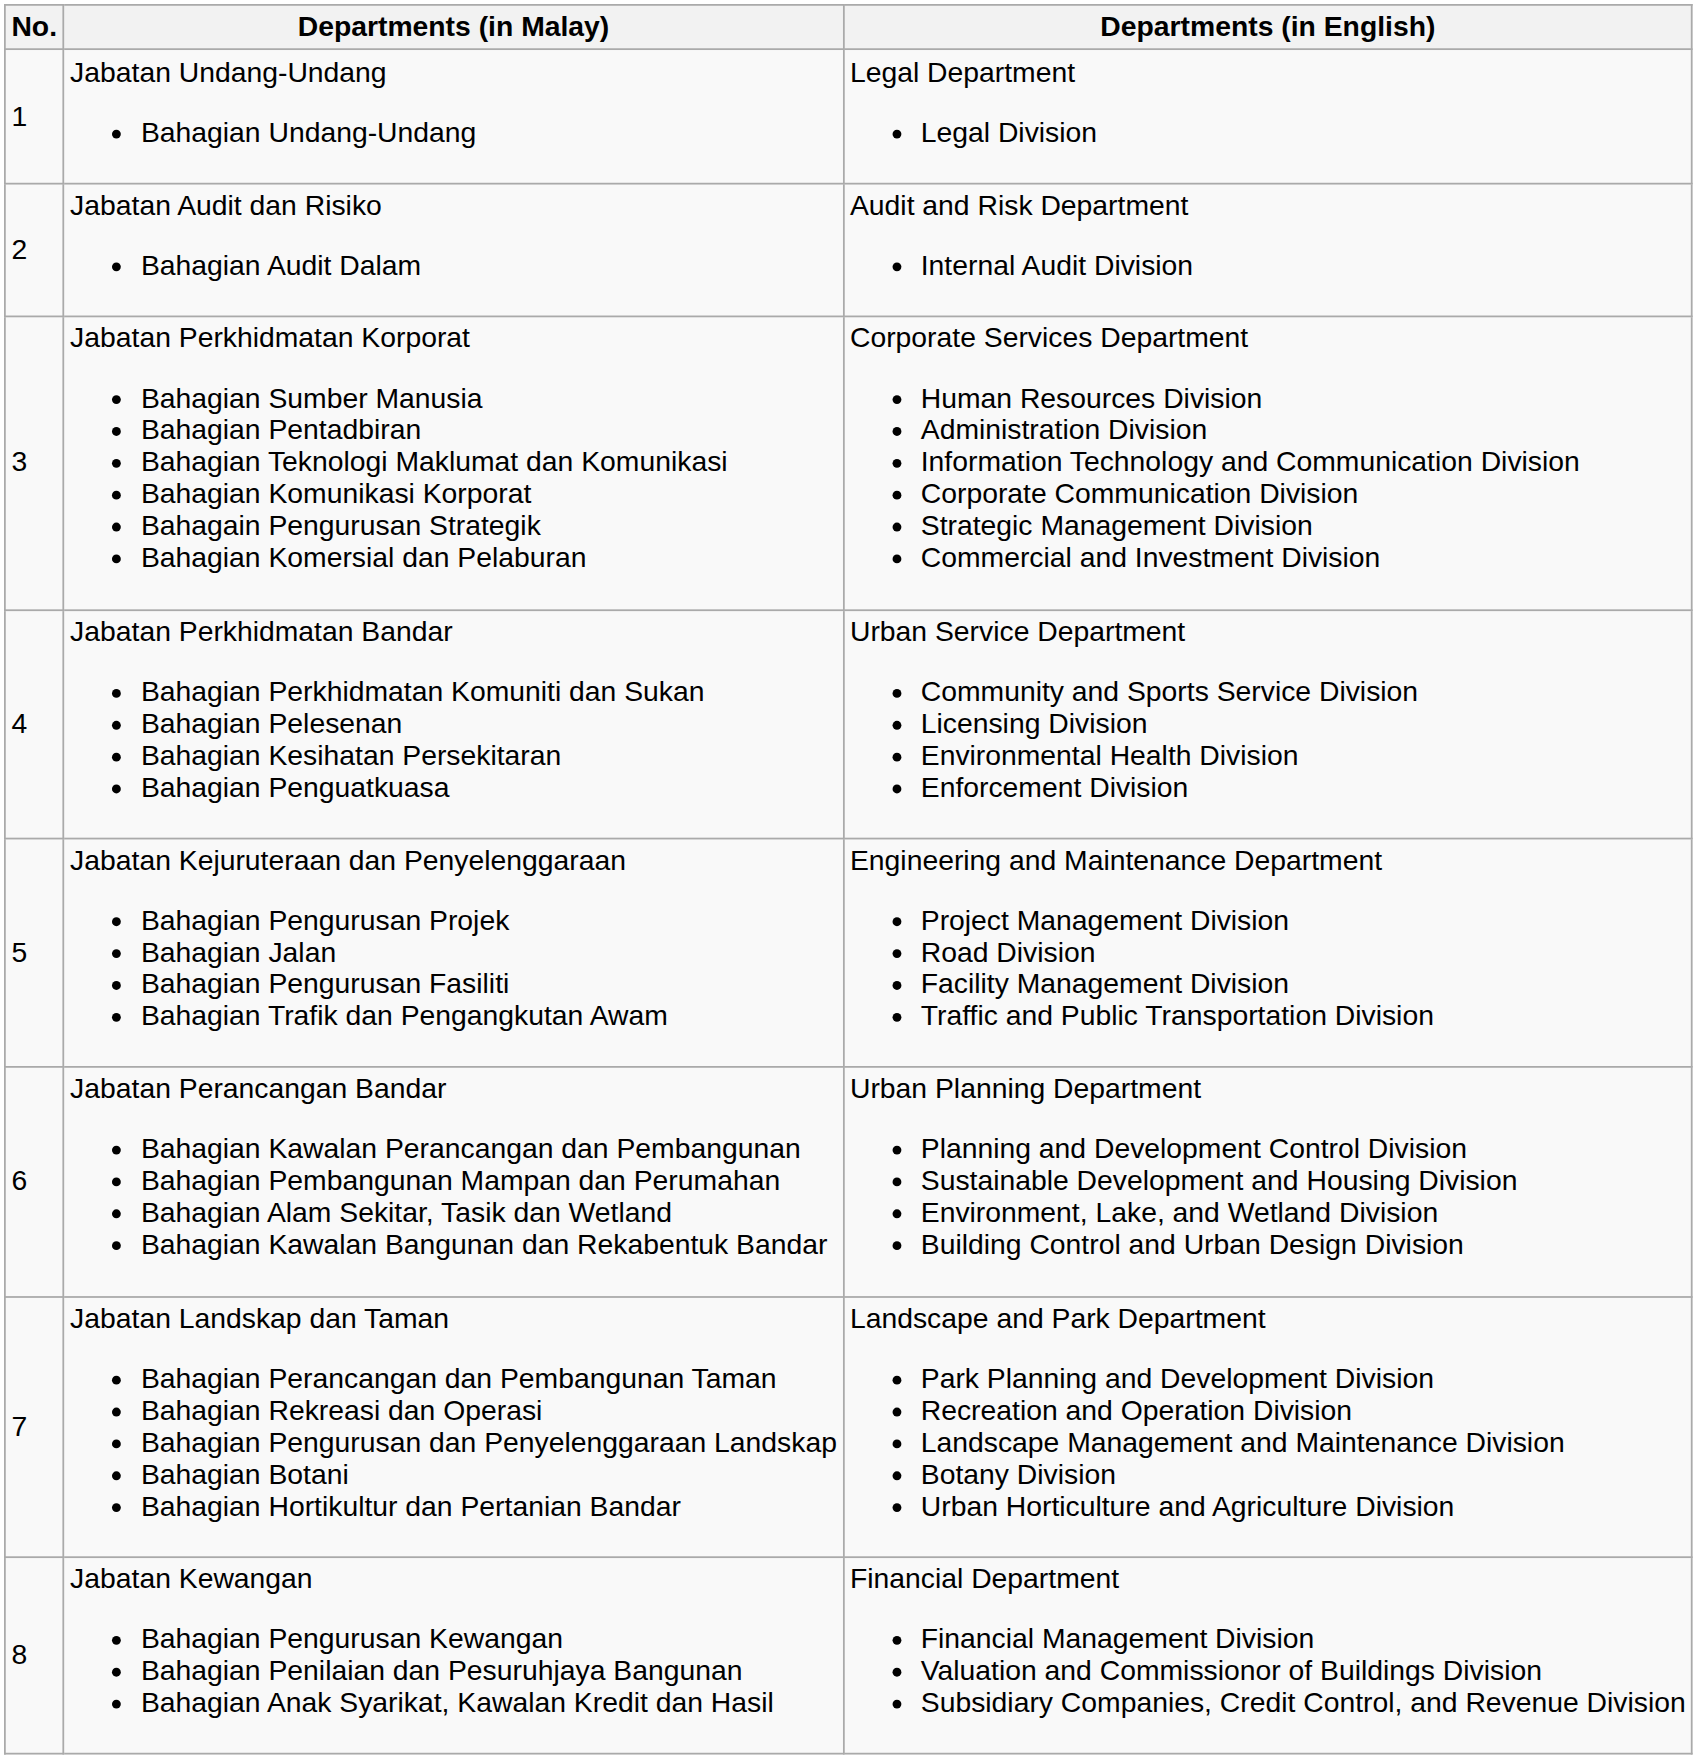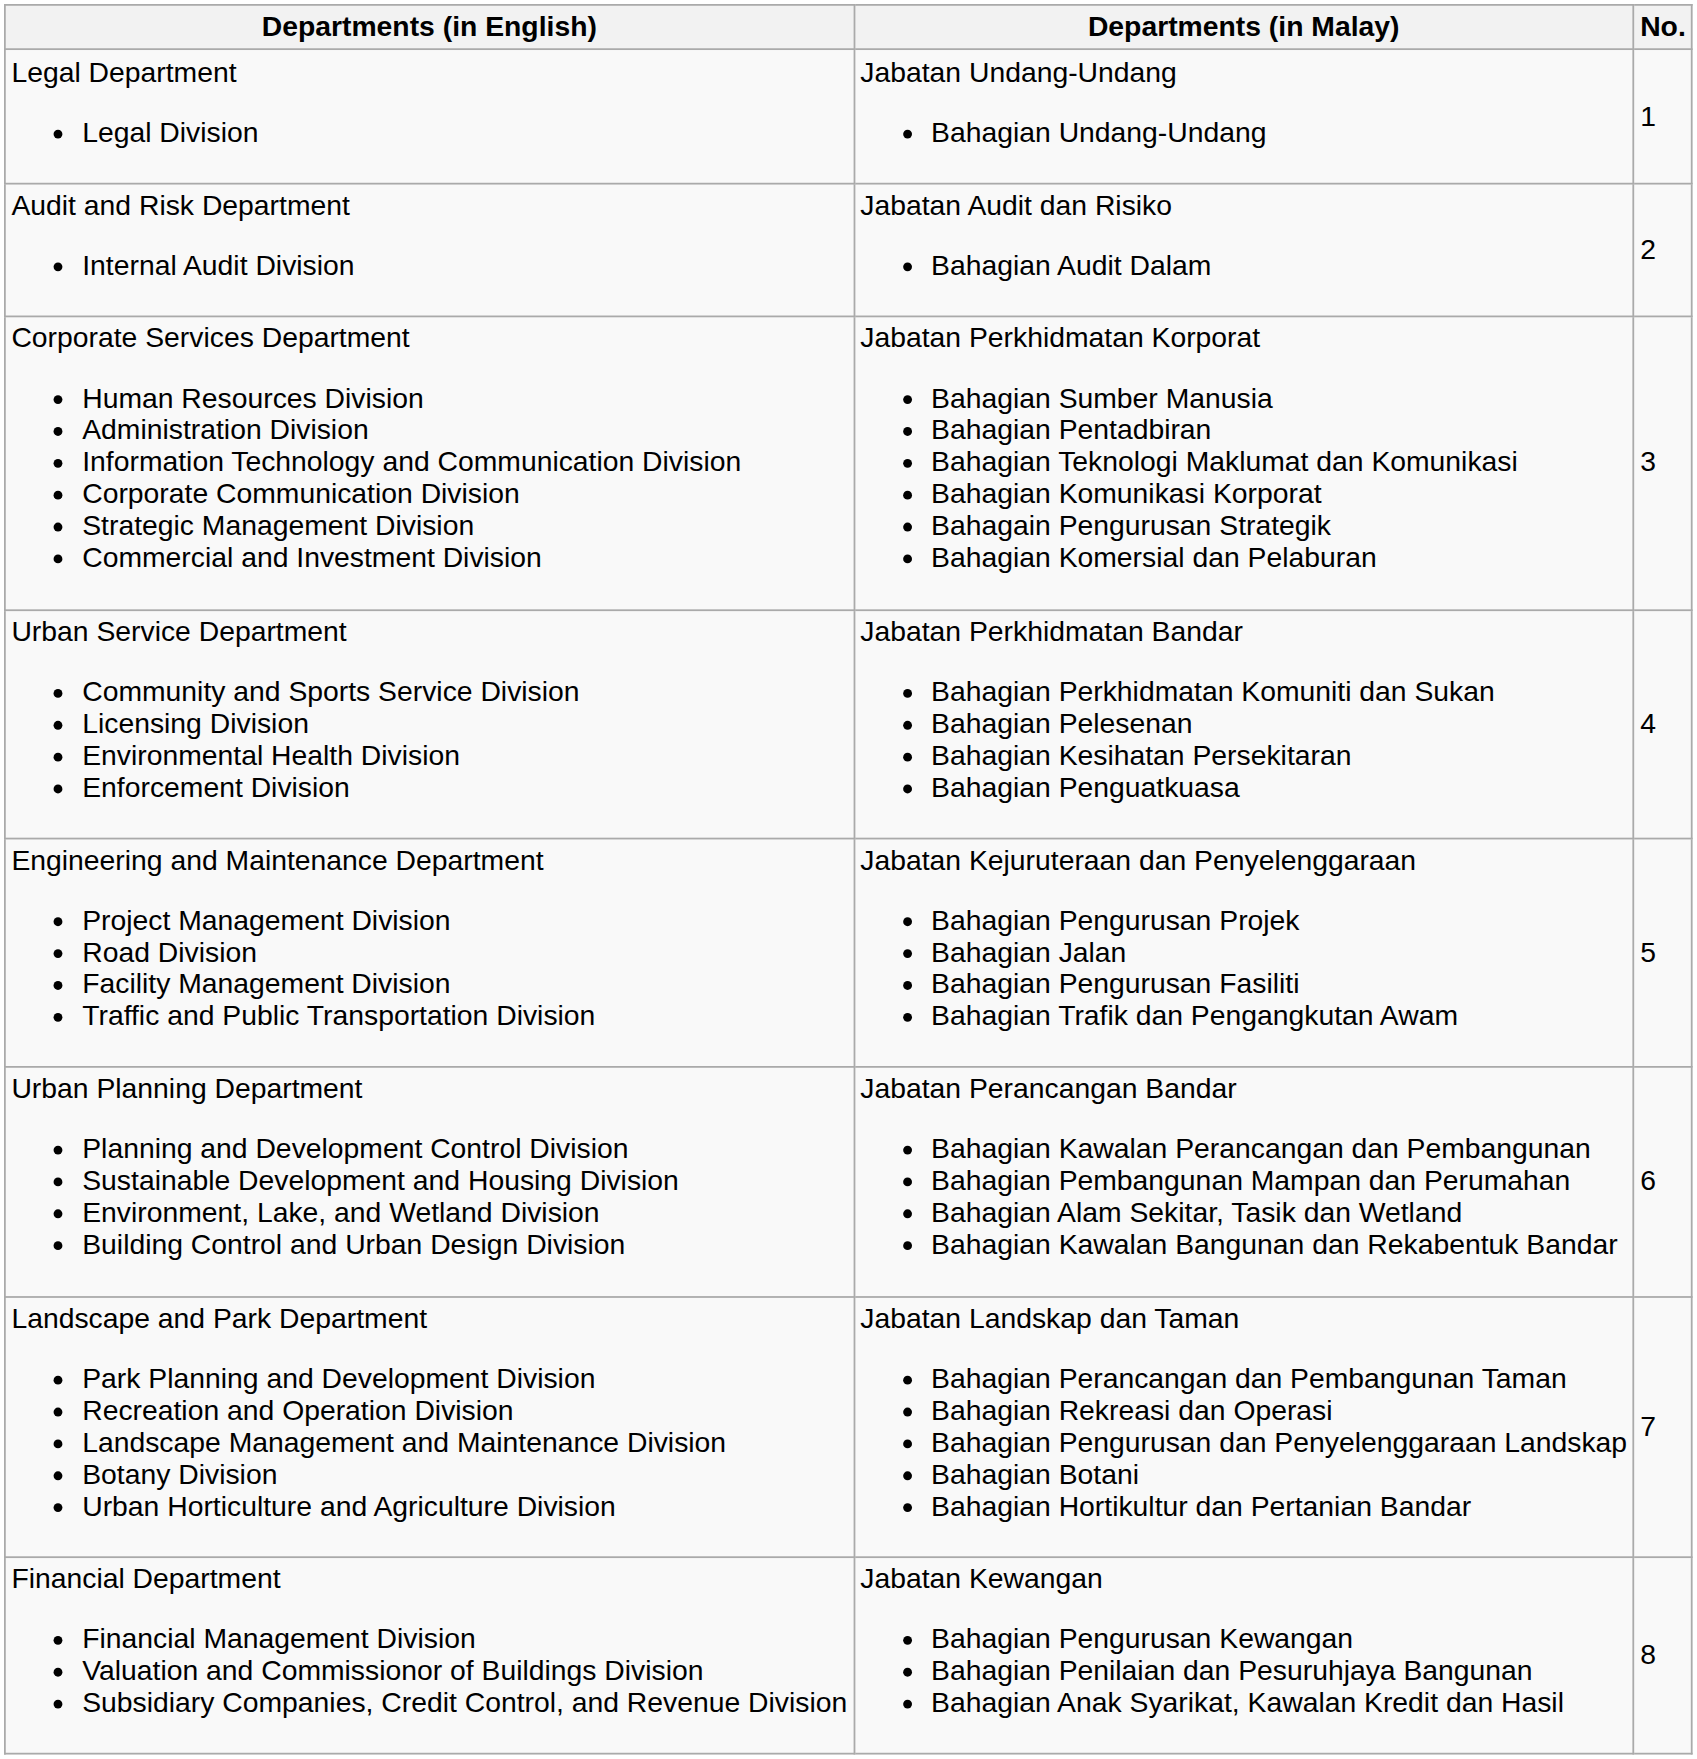columns swapped: (34, 26) <-> (1268, 26)
